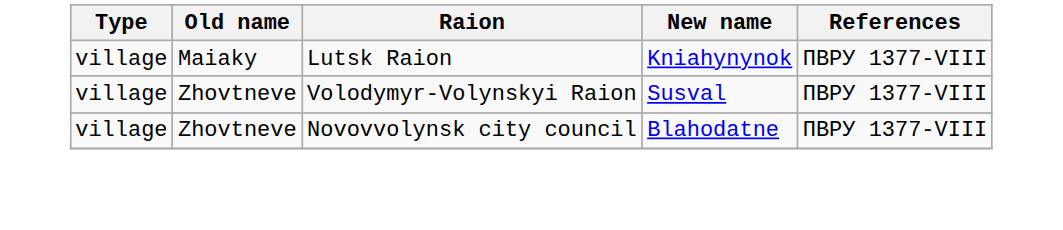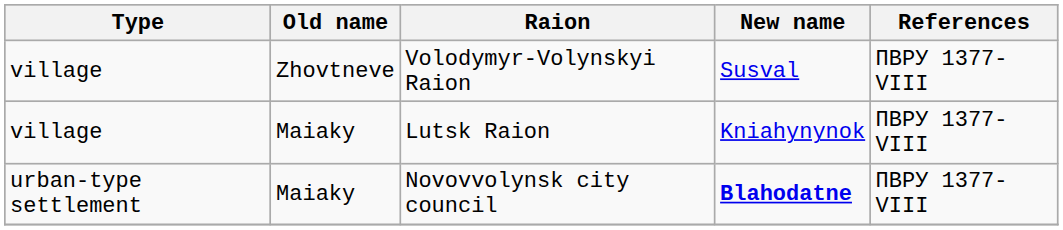rows swapped: (472, 94) <-> (380, 59)
(121, 130) village -> (76, 194) urban-type settlement
(237, 130) Zhovtneve -> (316, 194) Maiaky
(713, 130) normal -> (786, 194) bold
